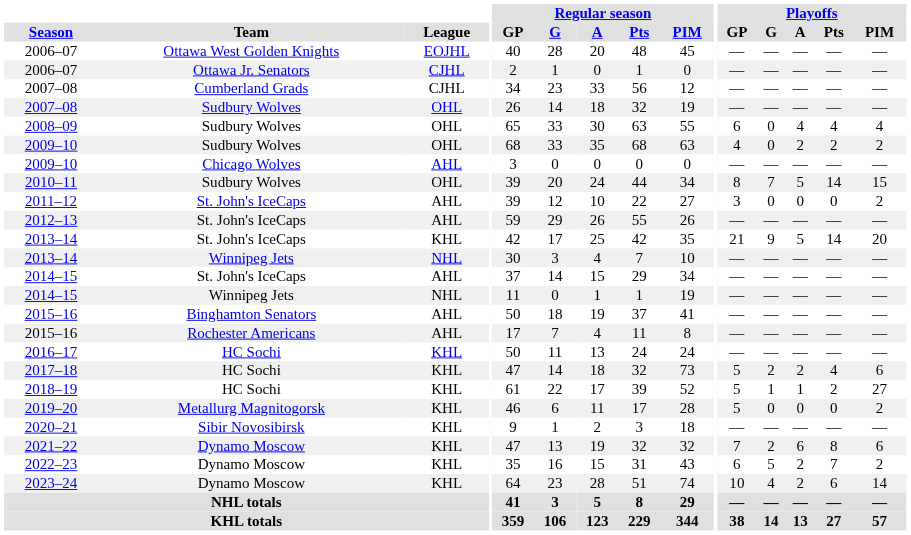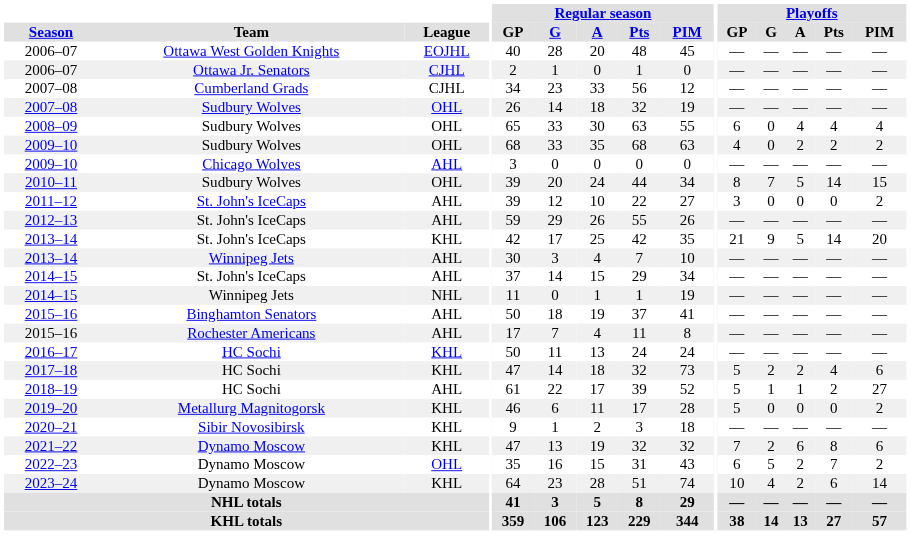(447, 257) NHL -> (447, 257) AHL
(447, 389) KHL -> (447, 389) AHL
(447, 464) KHL -> (447, 464) OHL
